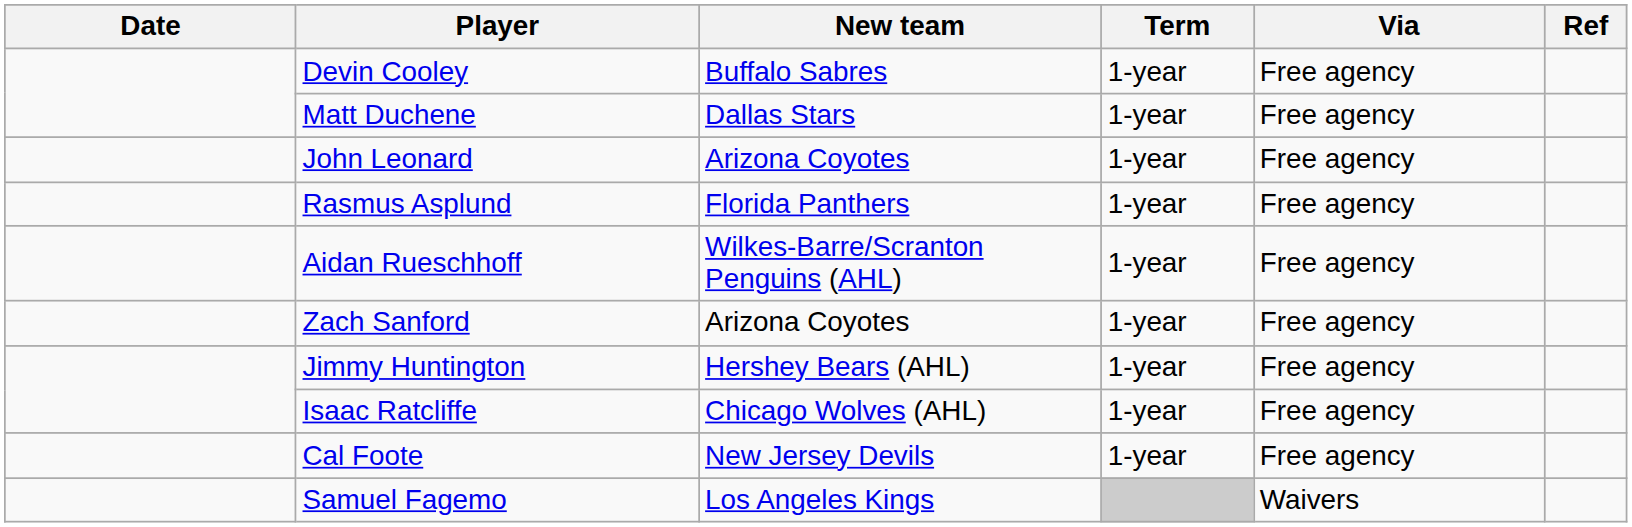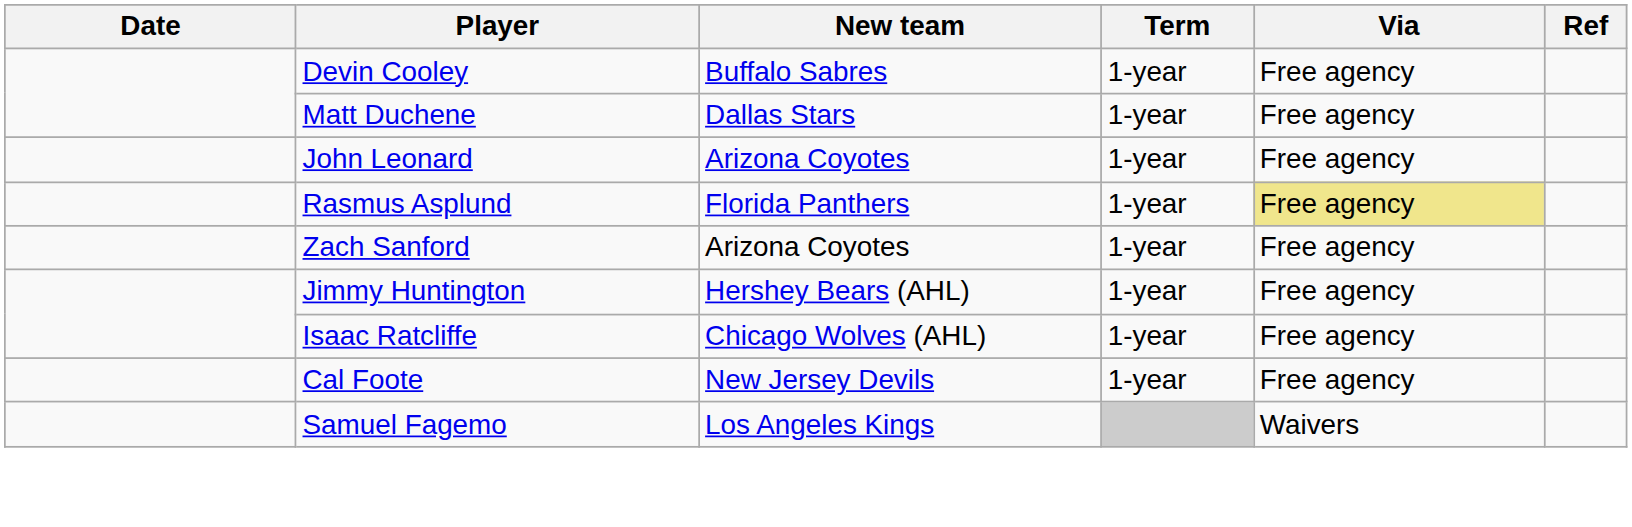(1337, 203) no background -> (1337, 203) khaki background
- row: (412, 262)
